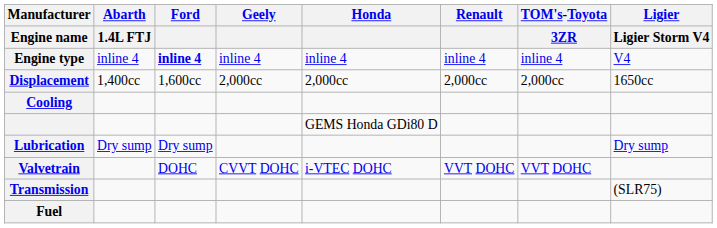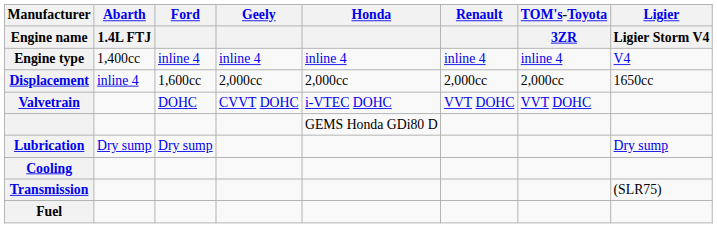(118, 59) inline 4 -> (119, 59) 1,400cc
(180, 59) bold -> (179, 59) normal
(119, 80) 1,400cc -> (118, 80) inline 4
rows swapped: (49, 168) <-> (49, 102)
